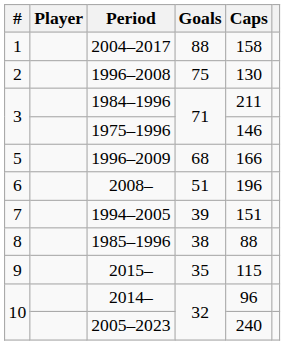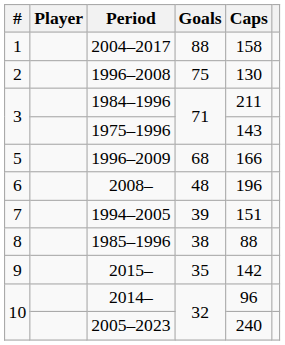(249, 130) 146 -> (249, 130) 143
(200, 185) 51 -> (200, 185) 48
(249, 269) 115 -> (249, 269) 142
